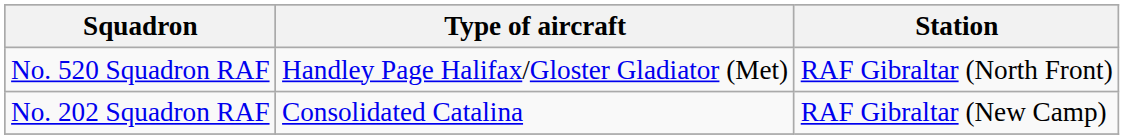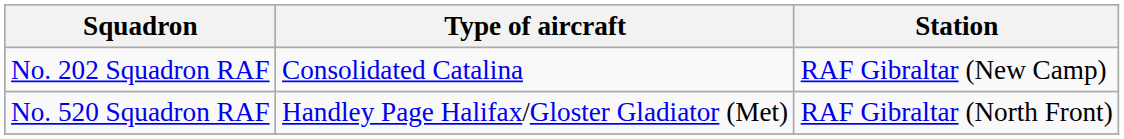rows swapped: (140, 112) <-> (140, 69)
